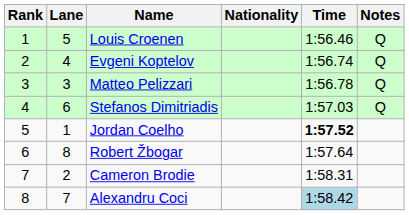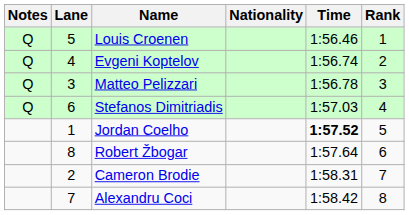columns swapped: (25, 15) <-> (380, 15)
(329, 198) lightblue background -> (334, 198) no background
